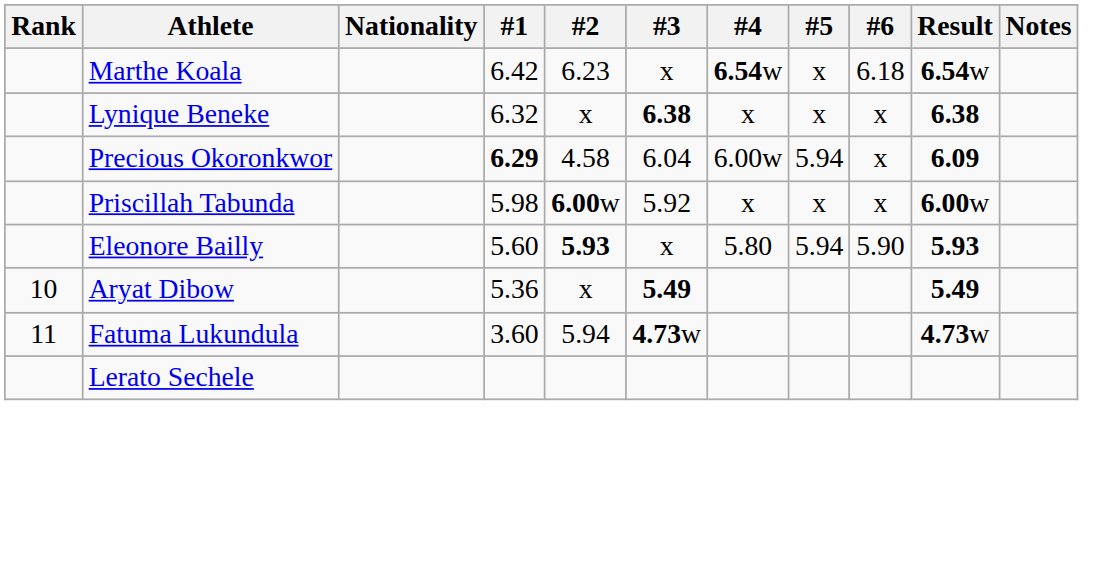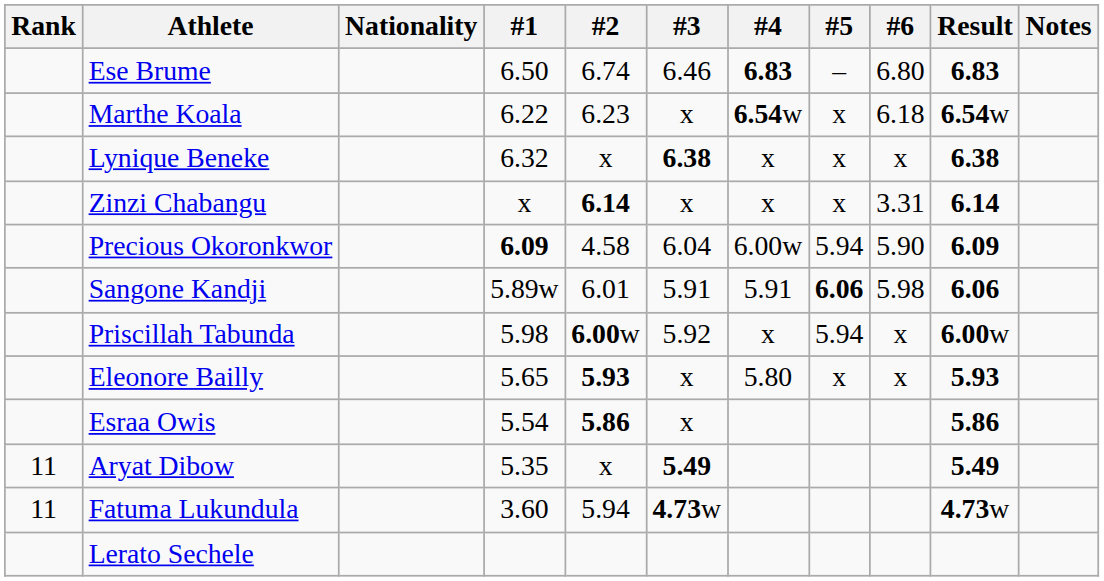+ row: (150, 70)
(514, 70) 6.42 -> (524, 114) 6.22
+ row: (177, 202)
(514, 158) 6.29 -> (524, 245) 6.09
(880, 158) x -> (900, 245) 5.90
+ row: (177, 289)
(819, 202) x -> (839, 333) 5.94
(514, 245) 5.60 -> (524, 377) 5.65
(819, 245) 5.94 -> (839, 377) x
(880, 245) 5.90 -> (900, 377) x
+ row: (152, 421)
(44, 289) 10 -> (44, 465) 11
(514, 289) 5.36 -> (524, 465) 5.35
